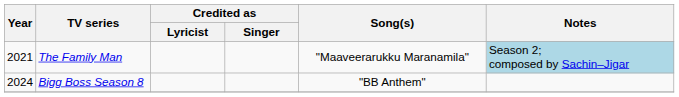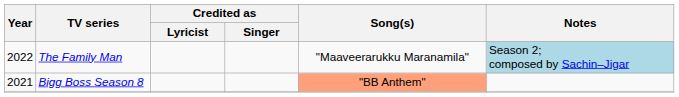(20, 57) 2021 -> (20, 57) 2022
(20, 82) 2024 -> (20, 82) 2021
(392, 82) no background -> (392, 82) lightsalmon background
